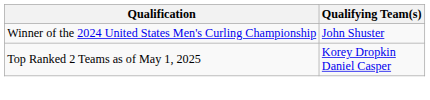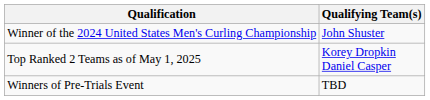+ row: (75, 85)
